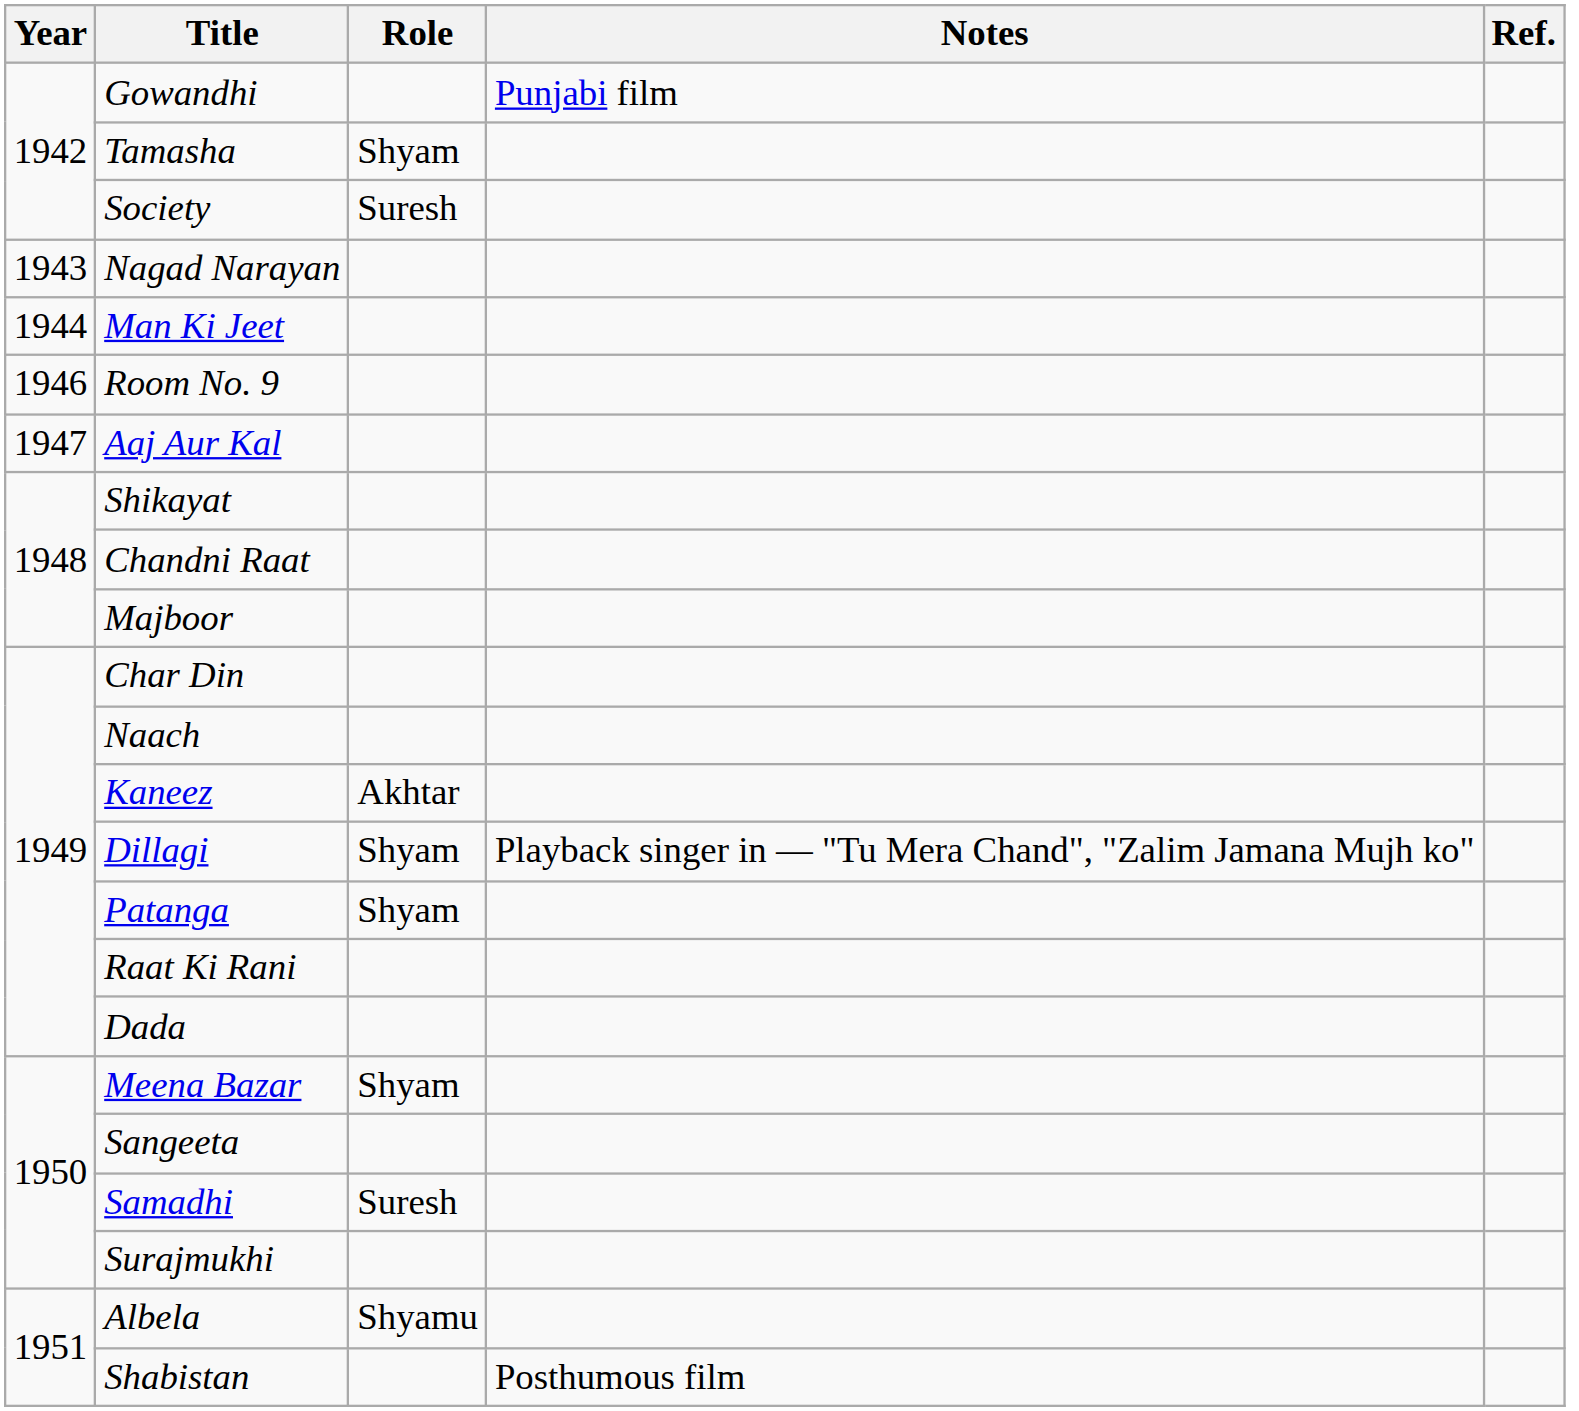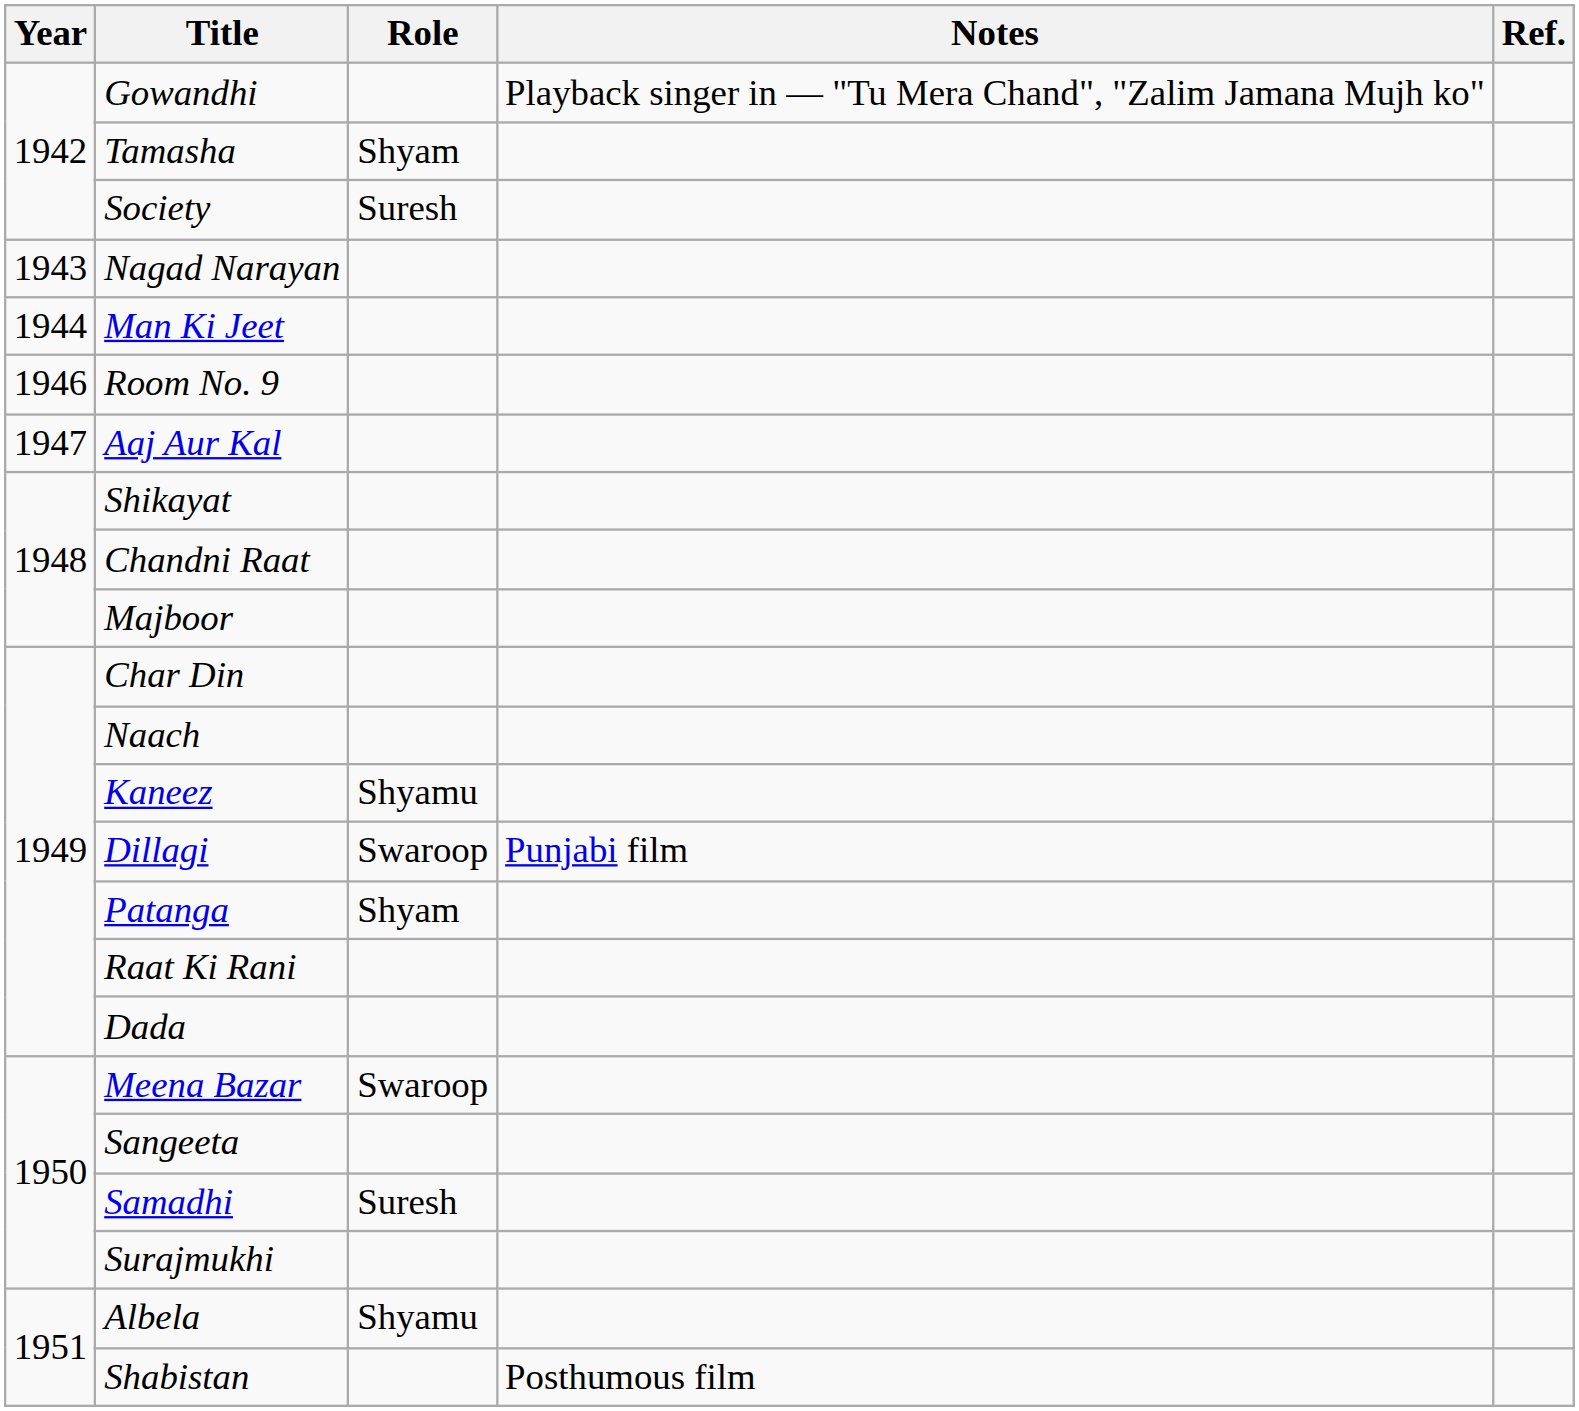(586, 92) Punjabi film -> (995, 92) Playback singer in — "Tu Mera Chand", "Zalim Jamana Mujh ko"
(408, 792) Akhtar -> (418, 792) Shyamu
(408, 850) Shyam -> (423, 850) Swaroop
(985, 850) Playback singer in — "Tu Mera Chand", "Zalim Jamana Mujh ko" -> (597, 850) Punjabi film
(408, 1084) Shyam -> (423, 1084) Swaroop
